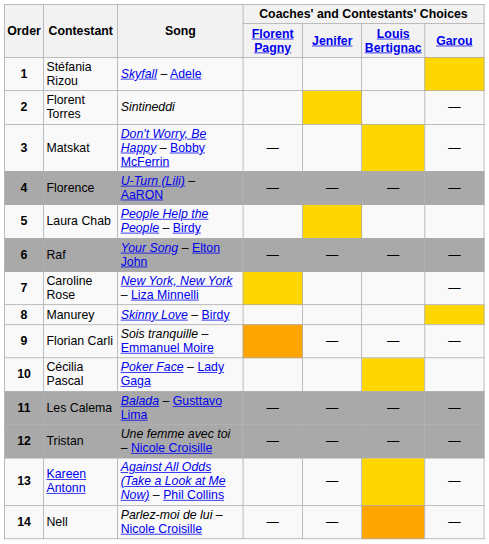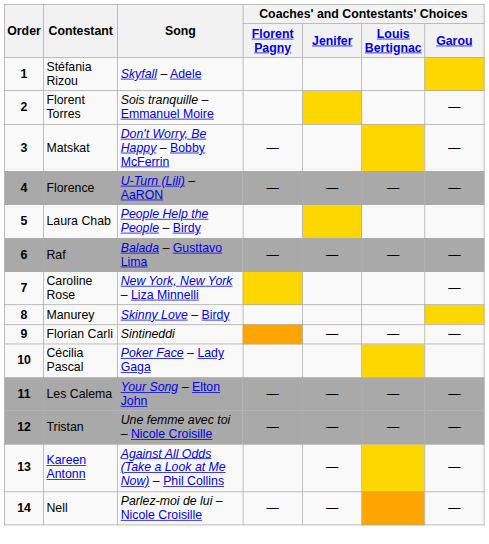(148, 107) Sintineddi -> (167, 107) Sois tranquille – Emmanuel Moire
(170, 254) Your Song – Elton John -> (171, 254) Balada – Gusttavo Lima
(167, 341) Sois tranquille – Emmanuel Moire -> (148, 334) Sintineddi
(171, 408) Balada – Gusttavo Lima -> (170, 394) Your Song – Elton John
